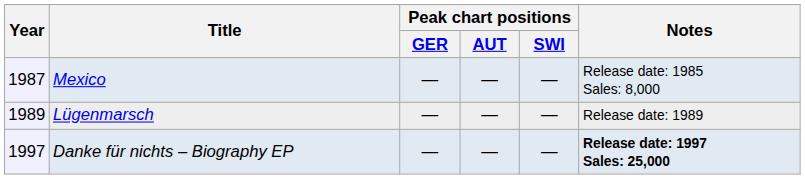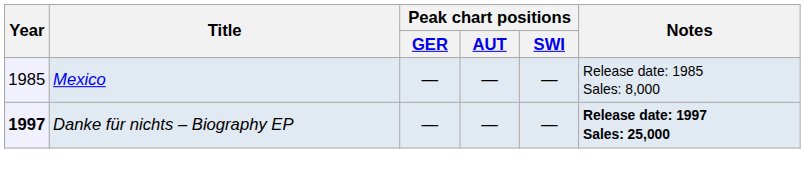(27, 79) 1987 -> (27, 79) 1985
- row: (103, 115)
(27, 151) normal -> (27, 124) bold
